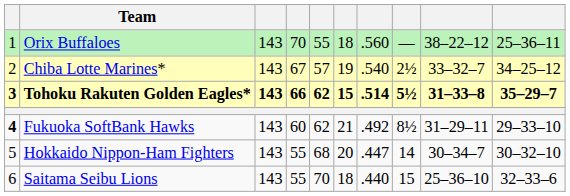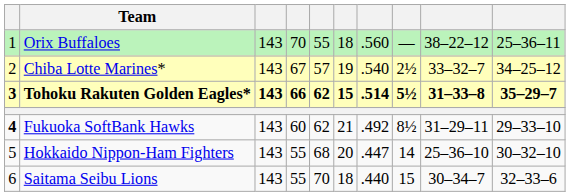(456, 152) 30–34–7 -> (456, 152) 25–36–10
(456, 178) 25–36–10 -> (456, 178) 30–34–7
